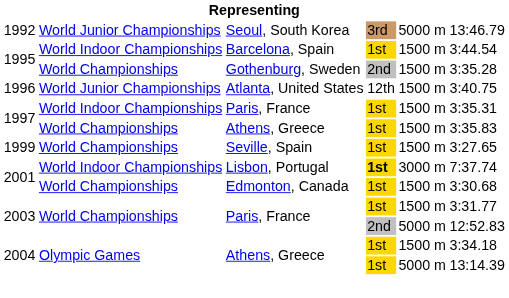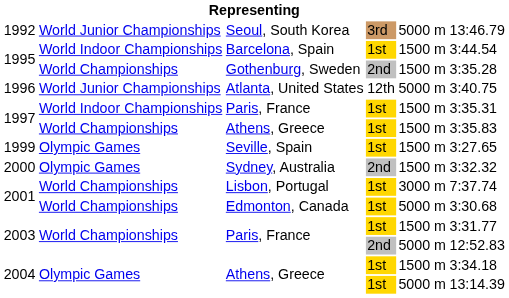(422, 89) 1500 m -> (422, 89) 5000 m
(108, 147) World Championships -> (90, 147) Olympic Games
+ row: (20, 167)
(131, 167) World Indoor Championships -> (108, 186) World Championships
(377, 167) bold -> (377, 186) normal
(422, 186) 1500 m -> (422, 206) 5000 m
